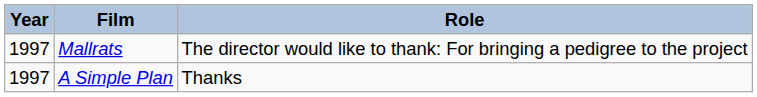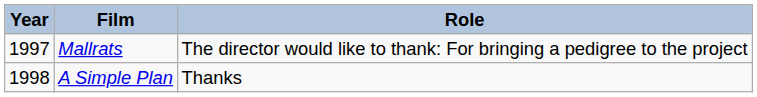(29, 78) 1997 -> (29, 78) 1998
